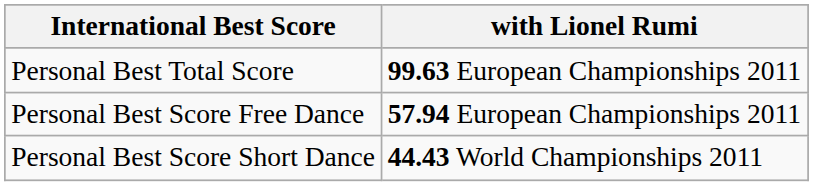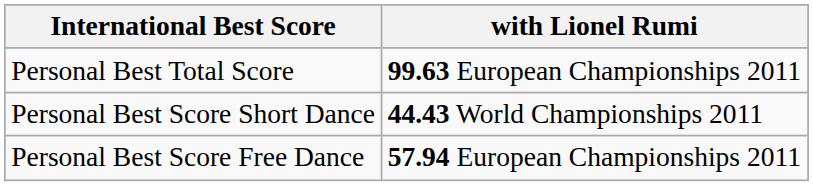rows swapped: (193, 157) <-> (188, 113)
